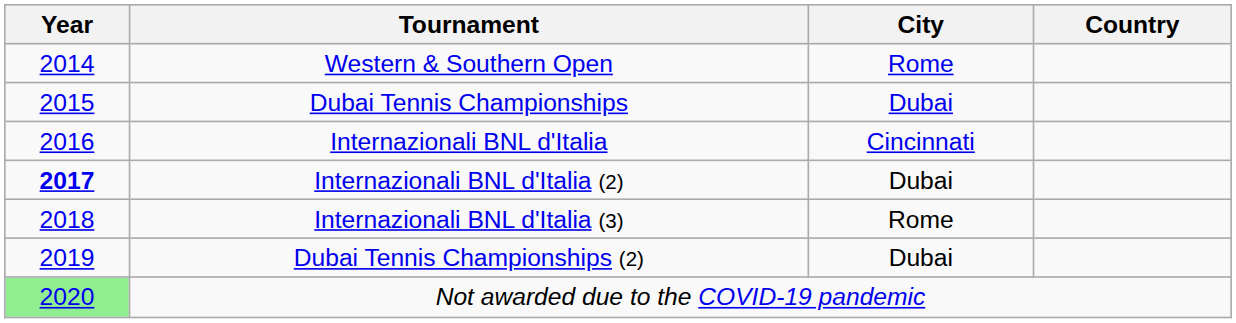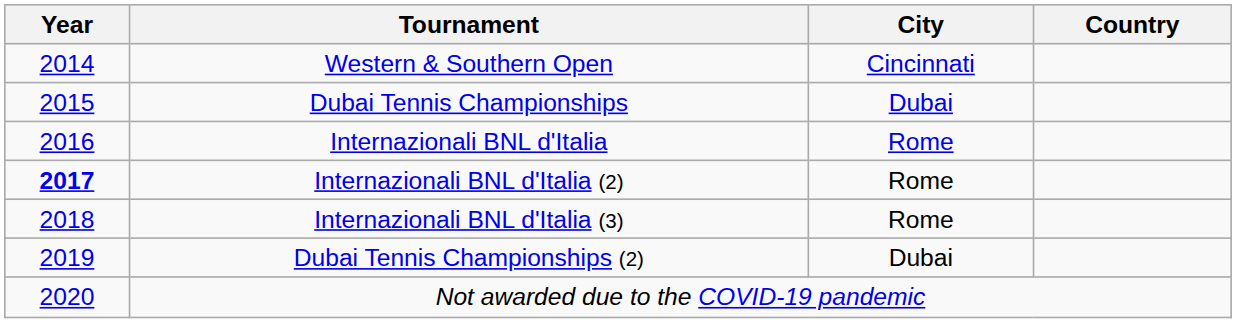(921, 63) Rome -> (921, 63) Cincinnati
(921, 141) Cincinnati -> (921, 141) Rome
(921, 180) Dubai -> (921, 180) Rome
(67, 297) lightgreen background -> (67, 297) no background
